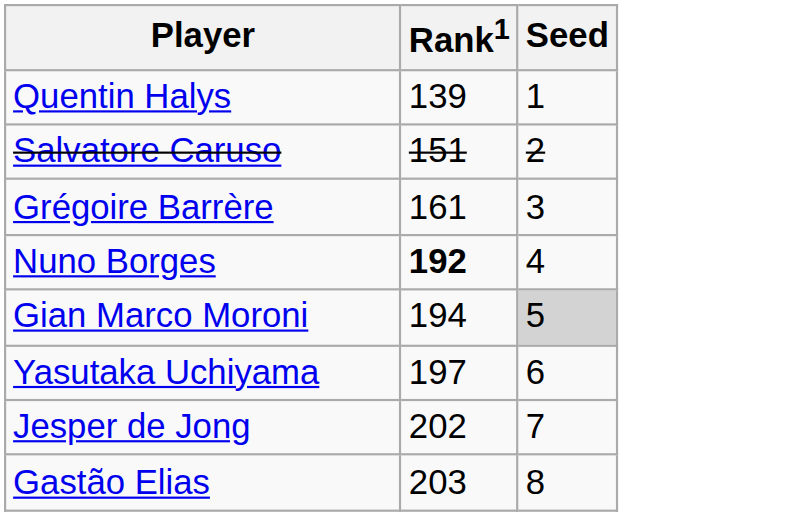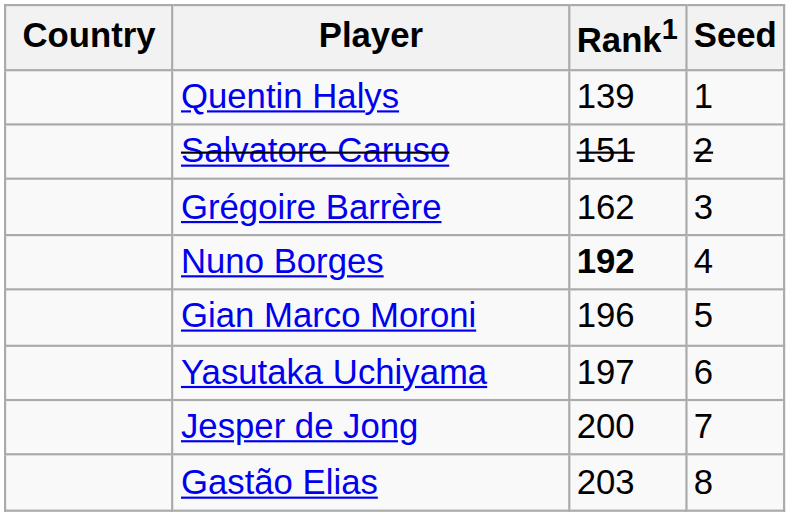+ column: (89, 36)
(438, 206) 161 -> (606, 206) 162
(438, 316) 194 -> (606, 316) 196
(536, 316) lightgrey background -> (703, 316) no background
(438, 426) 202 -> (606, 426) 200
